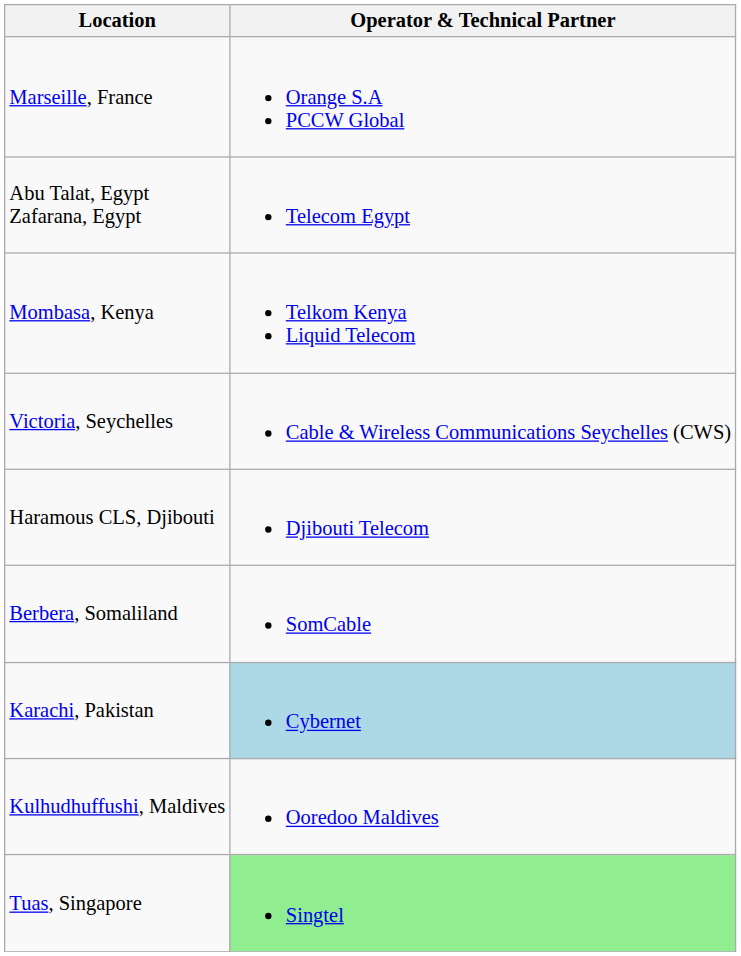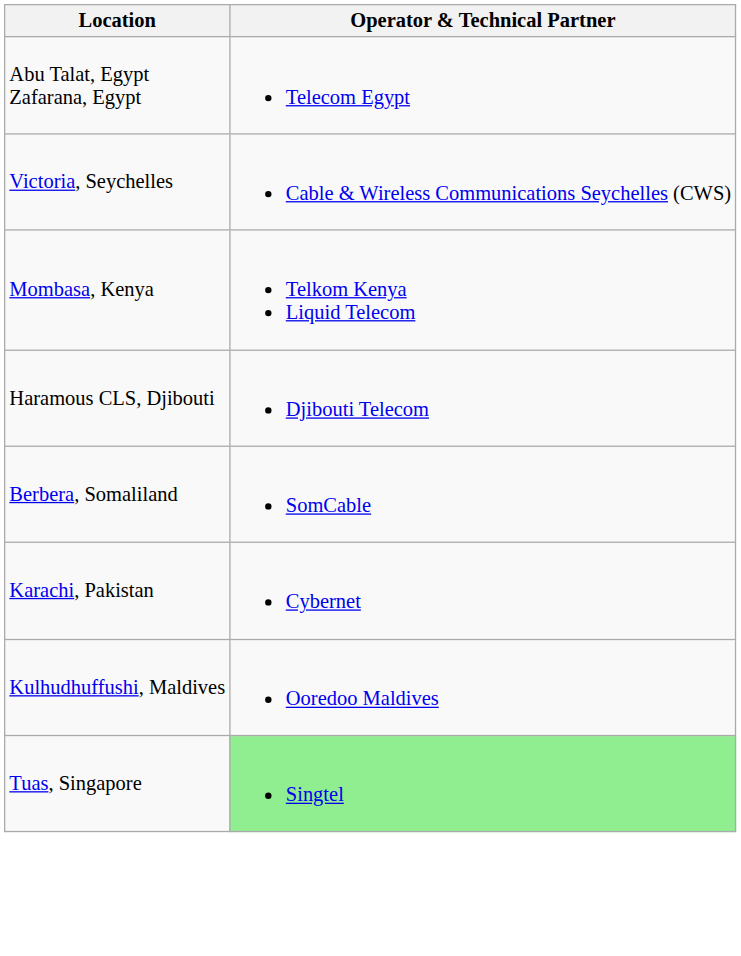- row: (81, 96)
rows swapped: (82, 312) <-> (91, 420)
(483, 722) lightblue background -> (483, 602) no background
